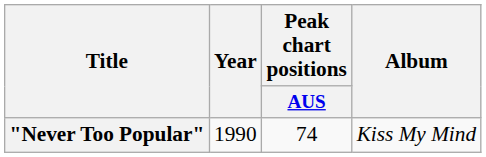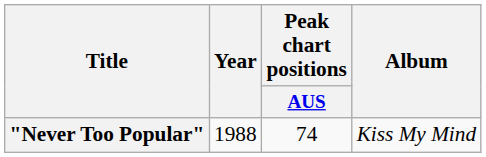(235, 134) 1990 -> (235, 134) 1988
